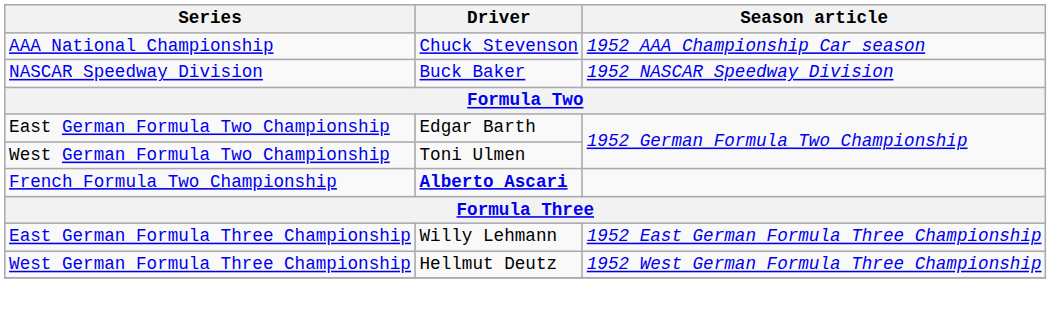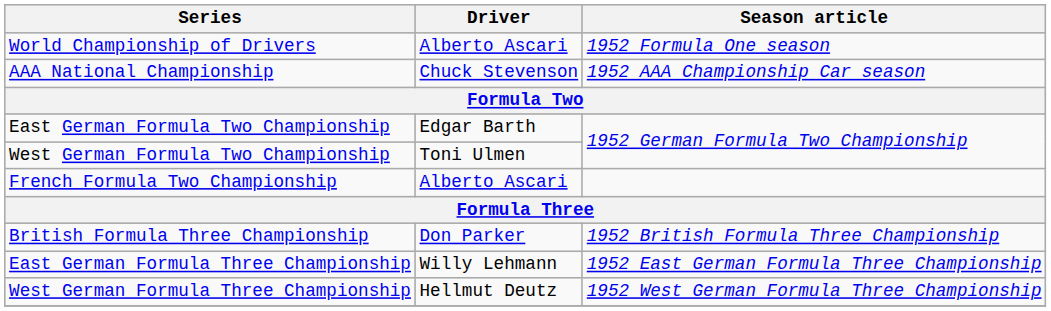+ row: (162, 46)
- row: (136, 73)
(494, 183) bold -> (494, 183) normal
+ row: (189, 237)
